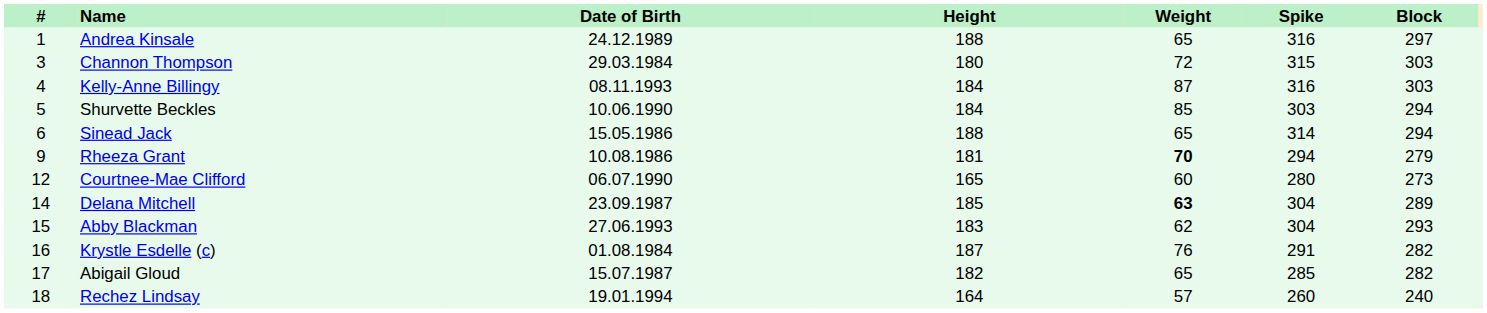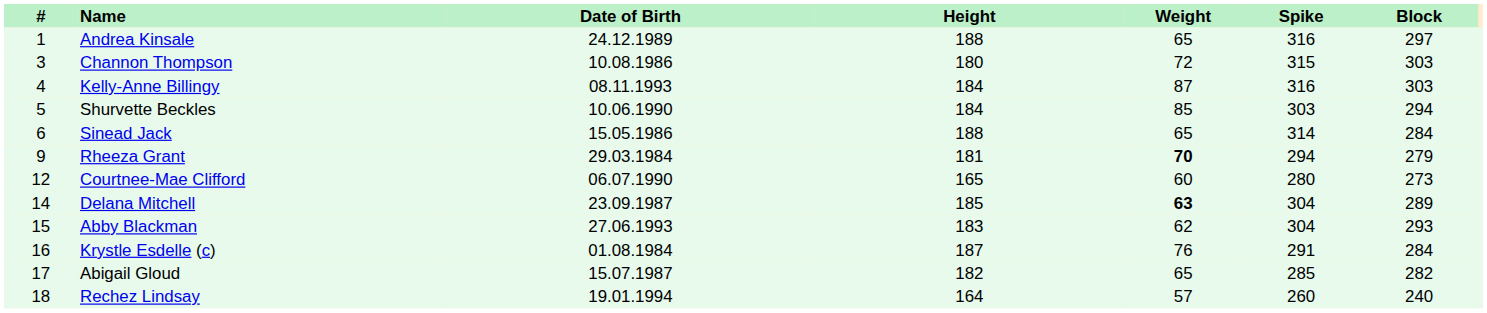(630, 62) 29.03.1984 -> (630, 62) 10.08.1986
(1419, 133) 294 -> (1419, 133) 284
(630, 156) 10.08.1986 -> (630, 156) 29.03.1984
(1419, 250) 282 -> (1419, 250) 284
